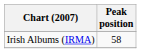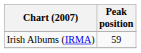(116, 39) 58 -> (116, 39) 59
